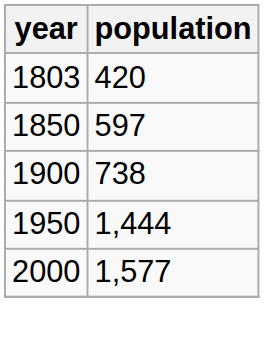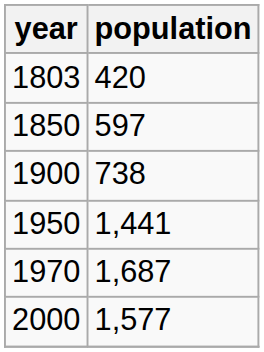(133, 223) 1,444 -> (133, 223) 1,441
+ row: (46, 272)
